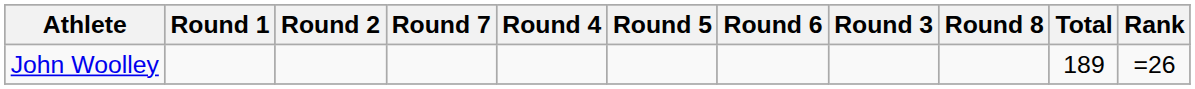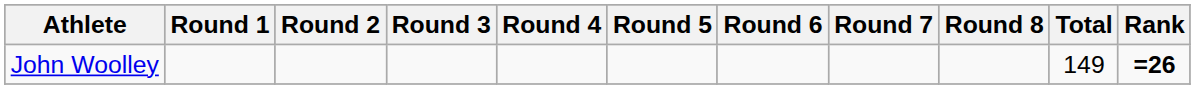columns swapped: (884, 25) <-> (441, 25)
(1084, 64) 189 -> (1084, 64) 149
(1155, 64) normal -> (1155, 64) bold
